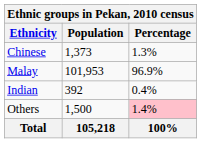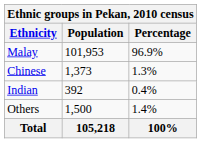rows swapped: (22, 71) <-> (26, 52)
(144, 109) pink background -> (144, 109) no background
